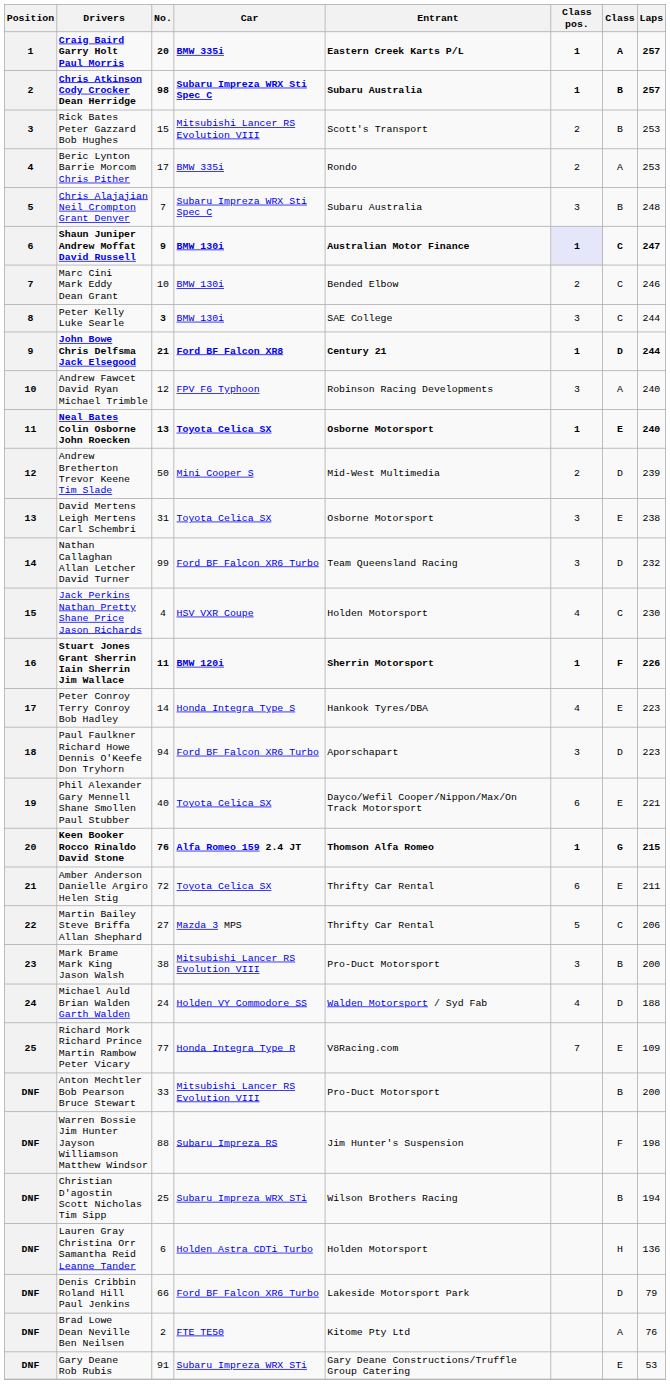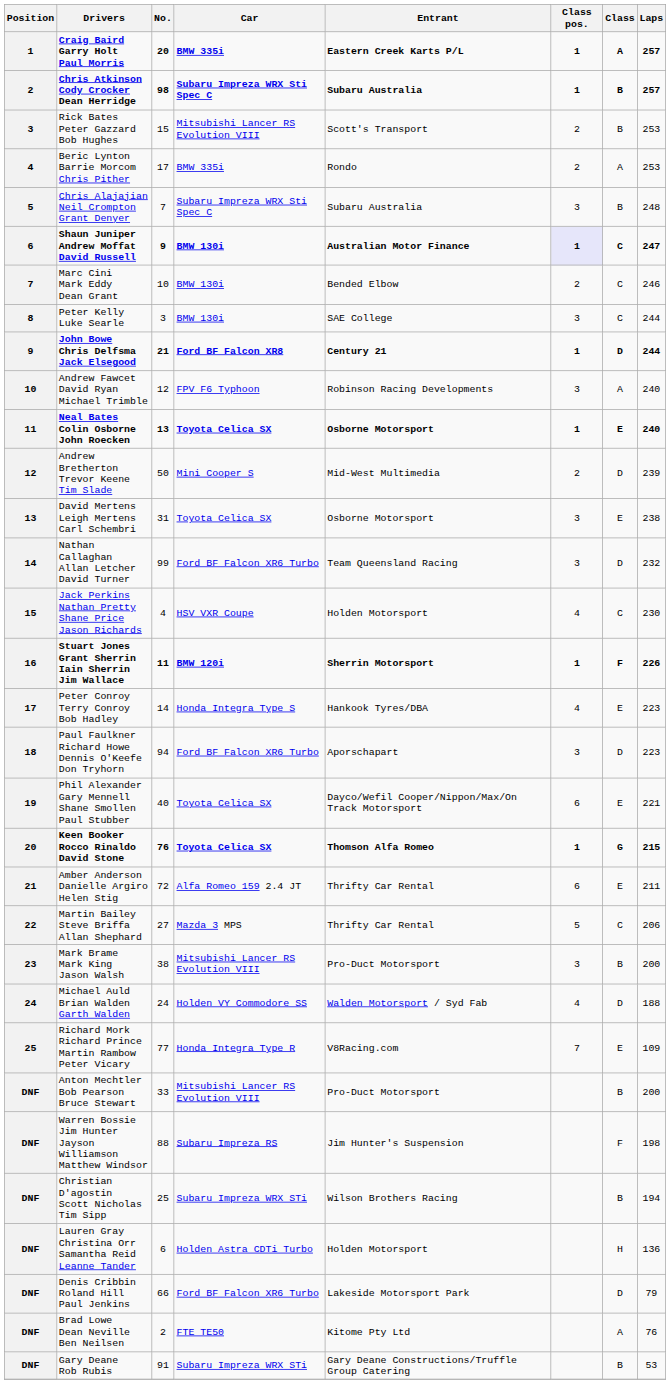(163, 318) bold -> (163, 318) normal
(239, 847) Alfa Romeo 159 2.4 JT -> (224, 847) Toyota Celica SX
(224, 886) Toyota Celica SX -> (239, 886) Alfa Romeo 159 2.4 JT
(620, 1366) E -> (620, 1366) B
